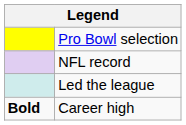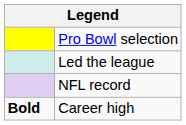rows swapped: (106, 85) <-> (94, 62)
